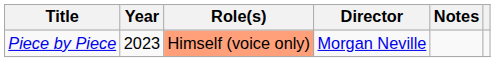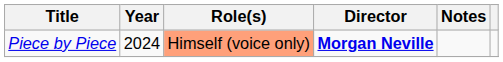(142, 43) 2023 -> (142, 43) 2024
(372, 43) normal -> (376, 43) bold
